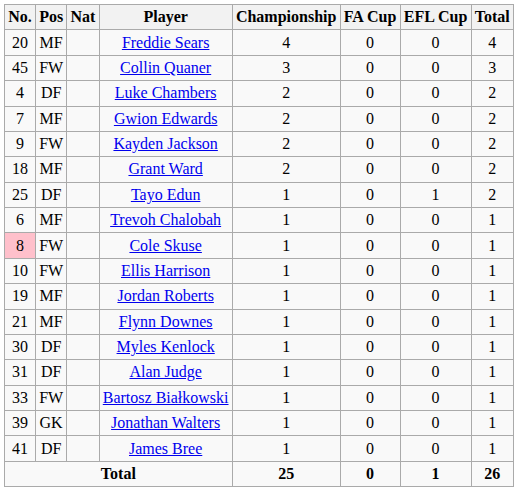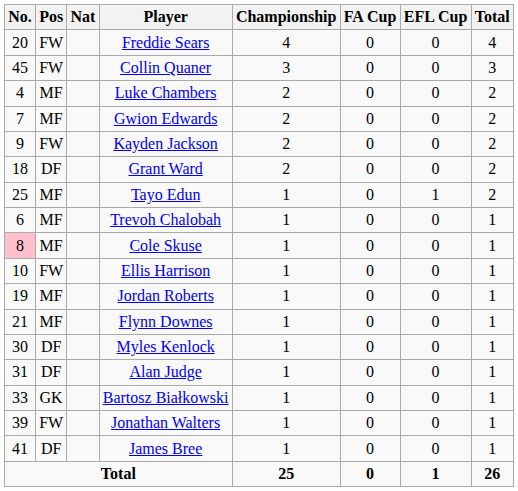(51, 42) MF -> (51, 42) FW
(51, 93) DF -> (51, 93) MF
(51, 169) MF -> (51, 169) DF
(51, 194) DF -> (51, 194) MF
(51, 245) FW -> (51, 245) MF
(51, 397) FW -> (51, 397) GK
(51, 423) GK -> (51, 423) FW
